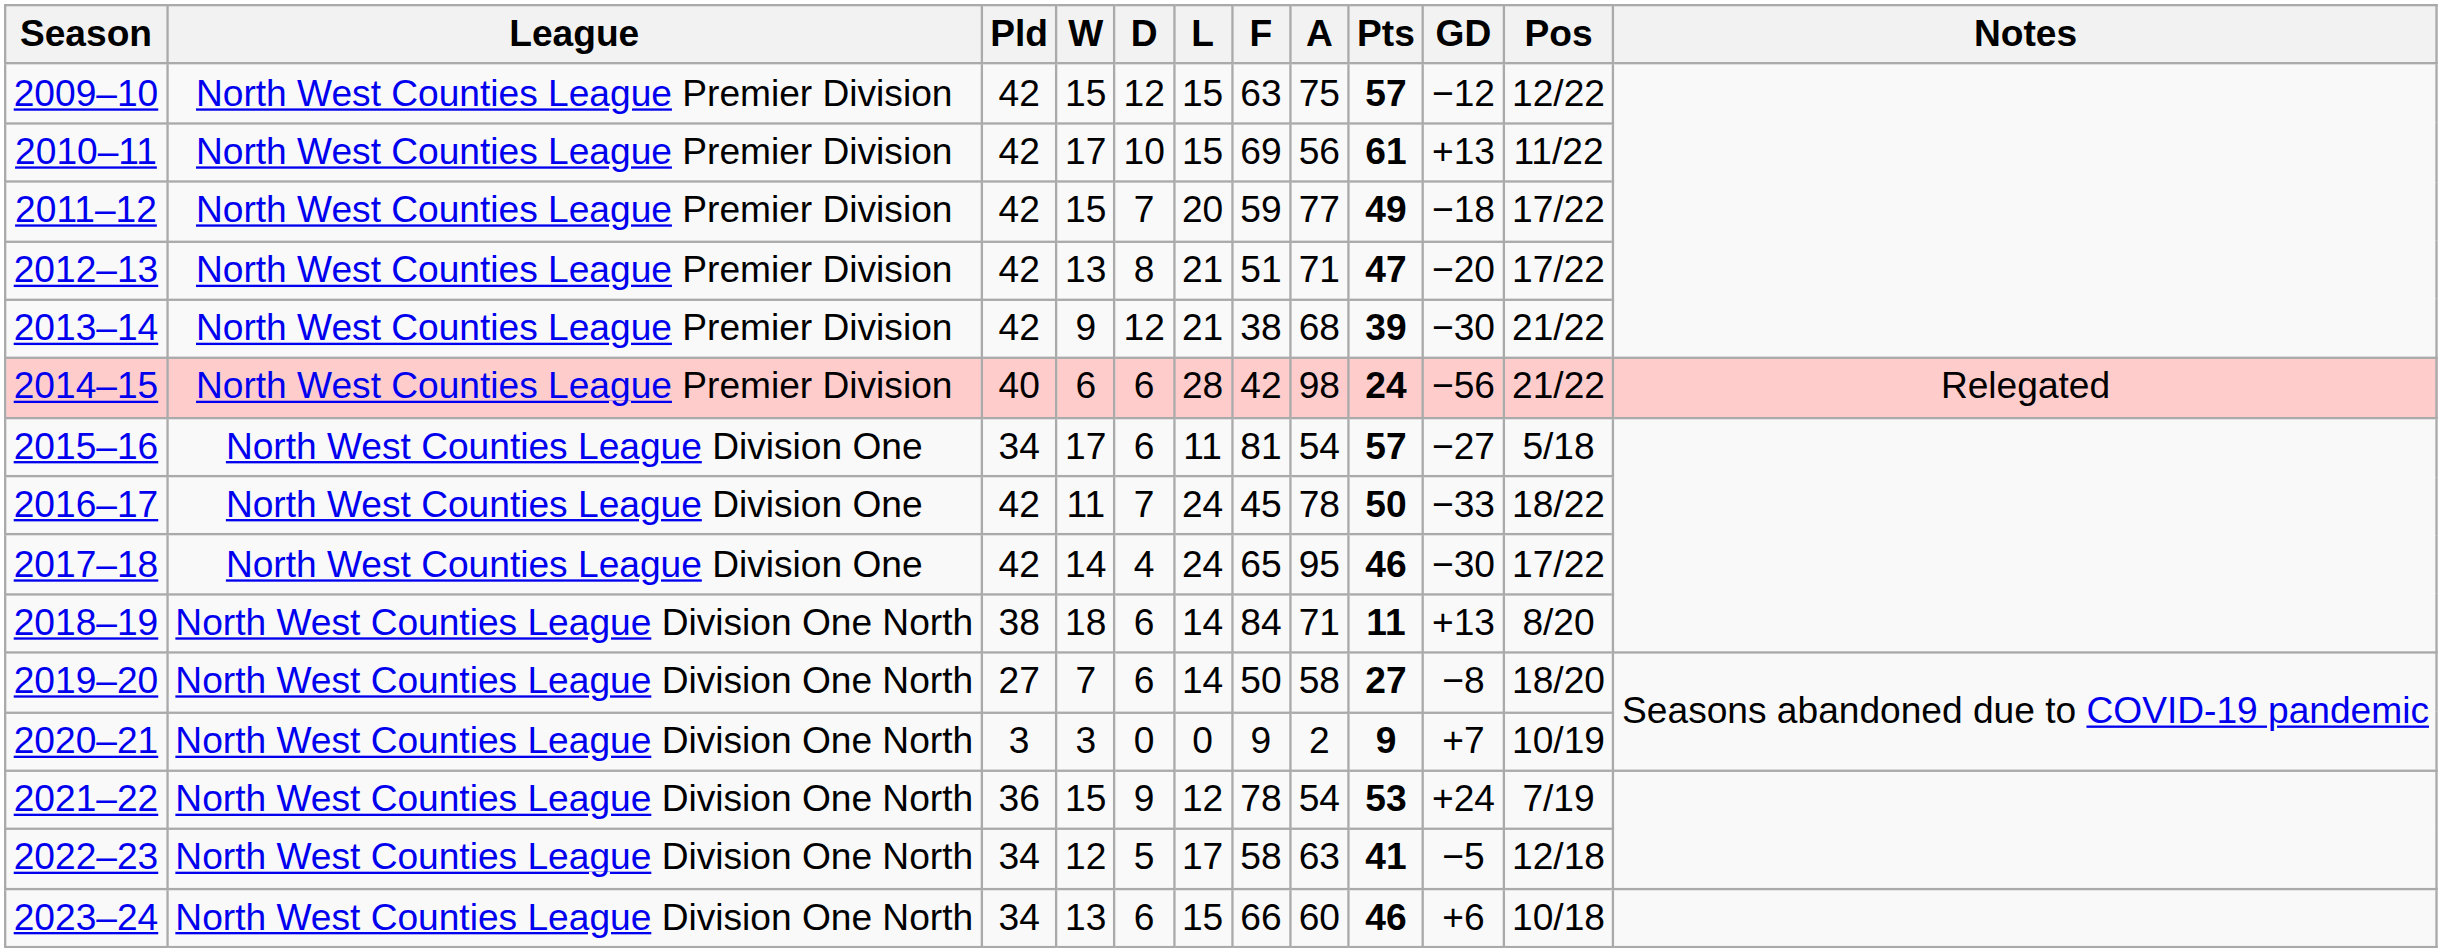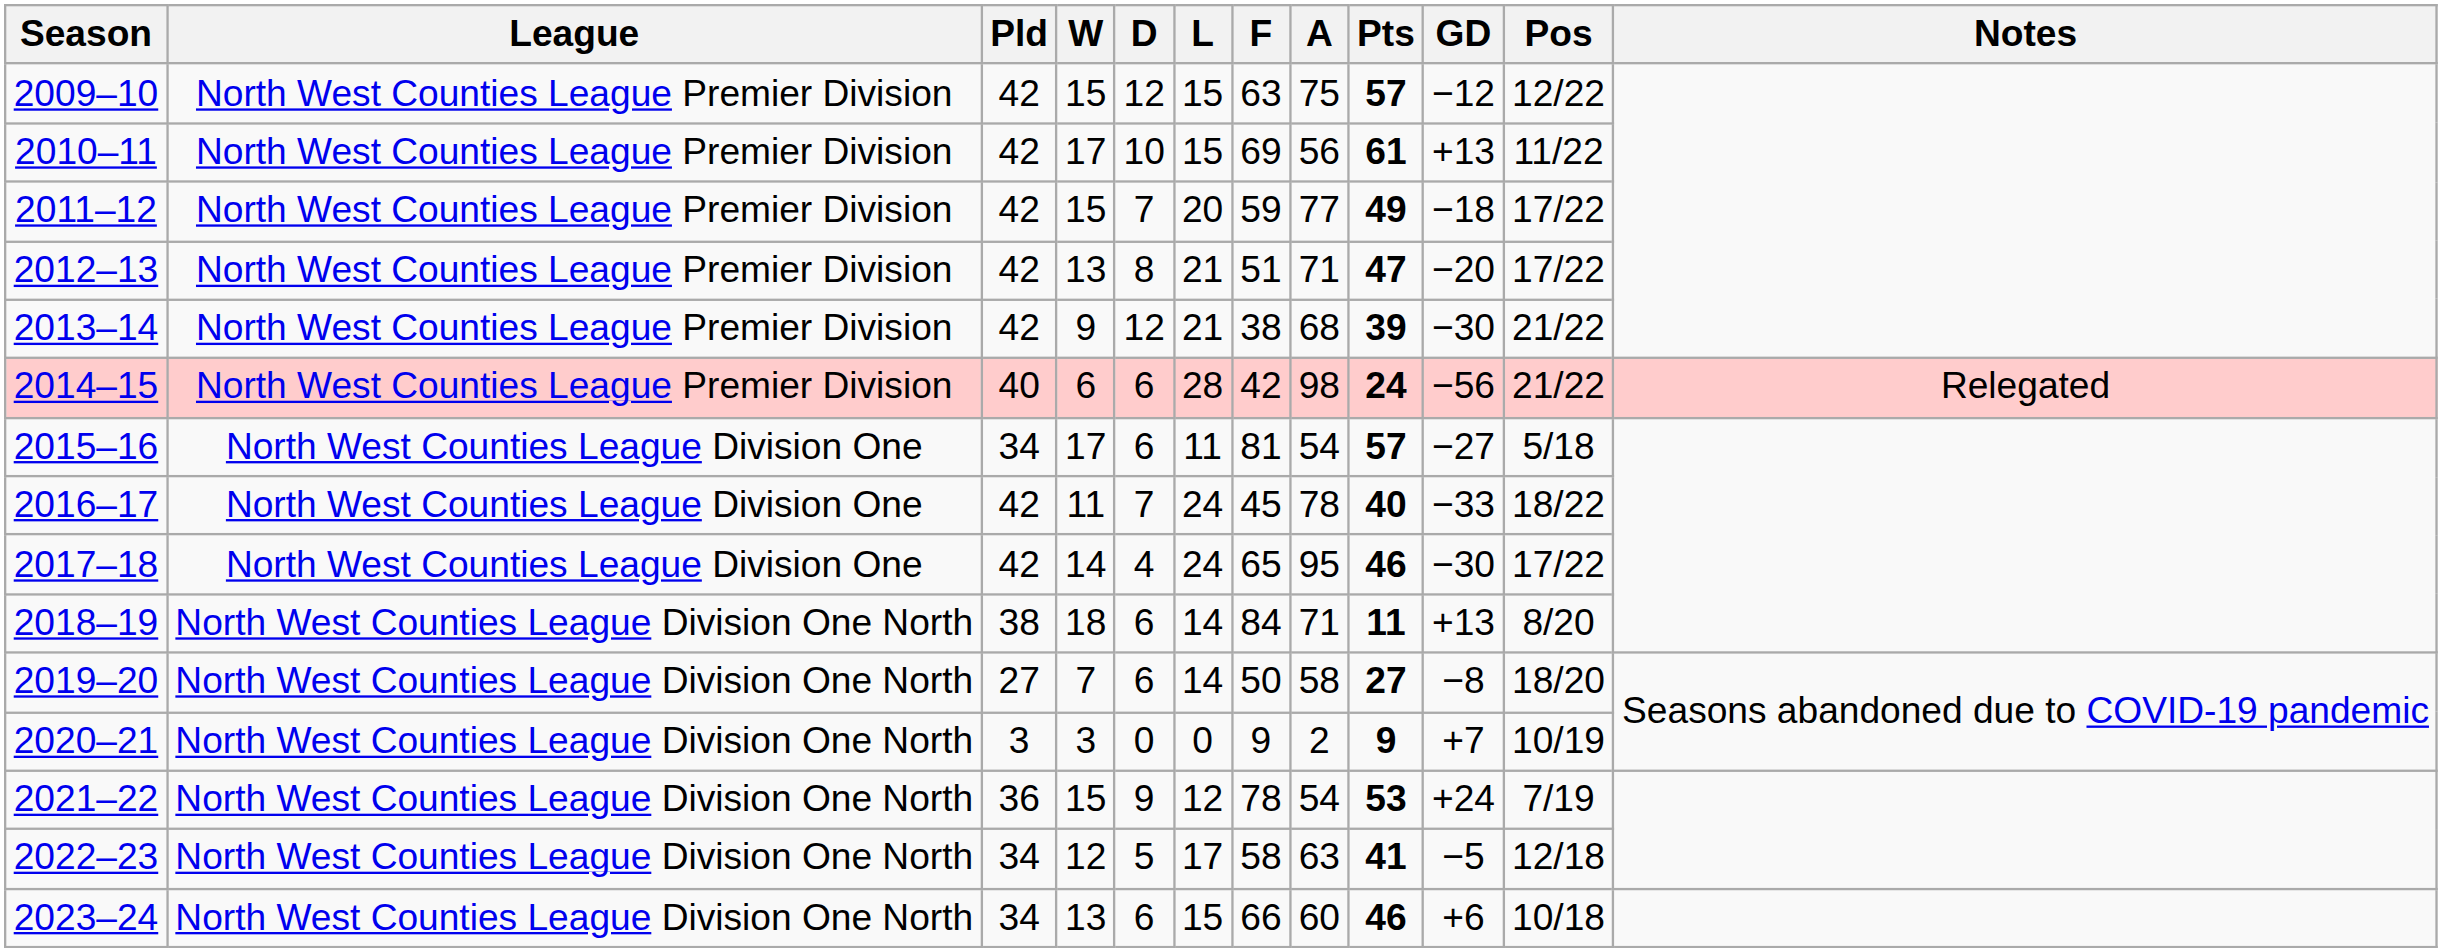(1386, 504) 50 -> (1386, 504) 40
